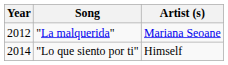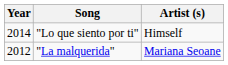rows swapped: (75, 32) <-> (87, 51)
